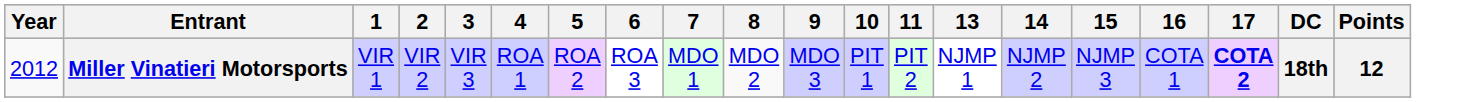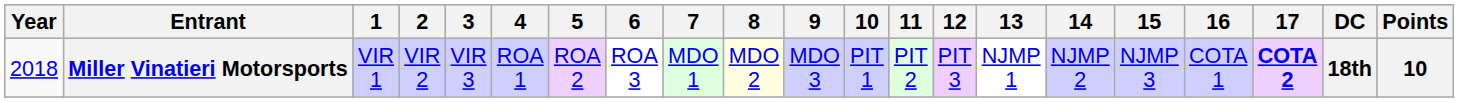+ column: (955, 21)
(34, 67) 2012 -> (34, 67) 2018
(754, 67) no background -> (754, 67) lightyellow background
(1371, 67) 12 -> (1415, 67) 10
